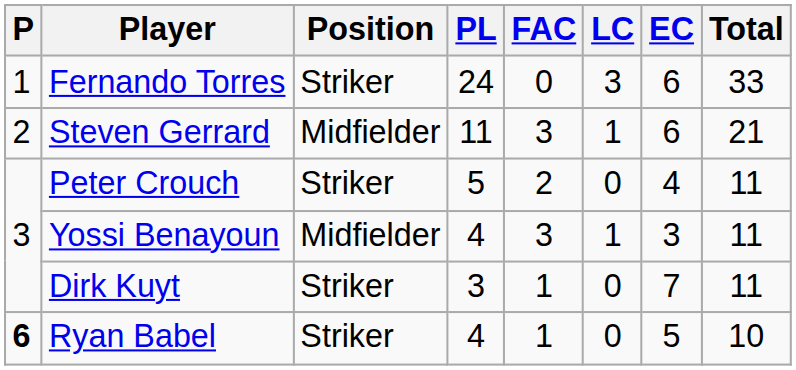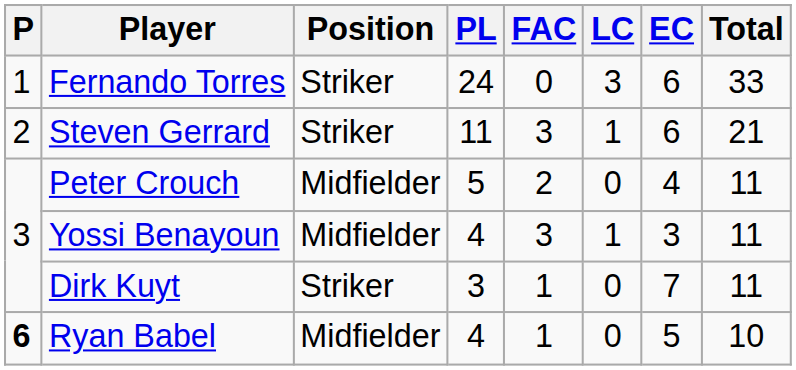(370, 132) Midfielder -> (347, 132) Striker
(347, 183) Striker -> (370, 183) Midfielder
(347, 337) Striker -> (370, 337) Midfielder
